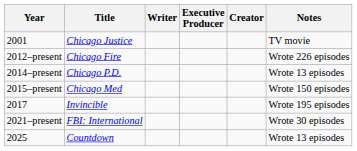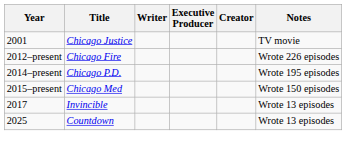(306, 72) Wrote 13 episodes -> (299, 72) Wrote 195 episodes
(309, 105) Wrote 195 episodes -> (296, 105) Wrote 13 episodes
- row: (34, 121)
